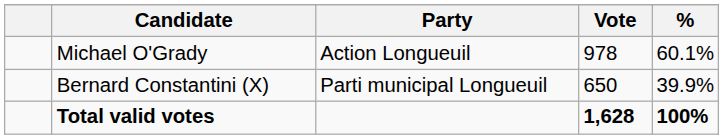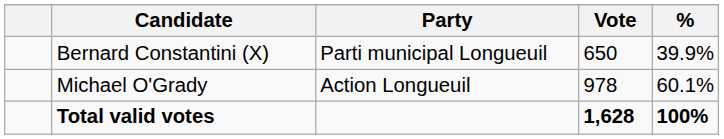rows swapped: (132, 52) <-> (163, 85)
